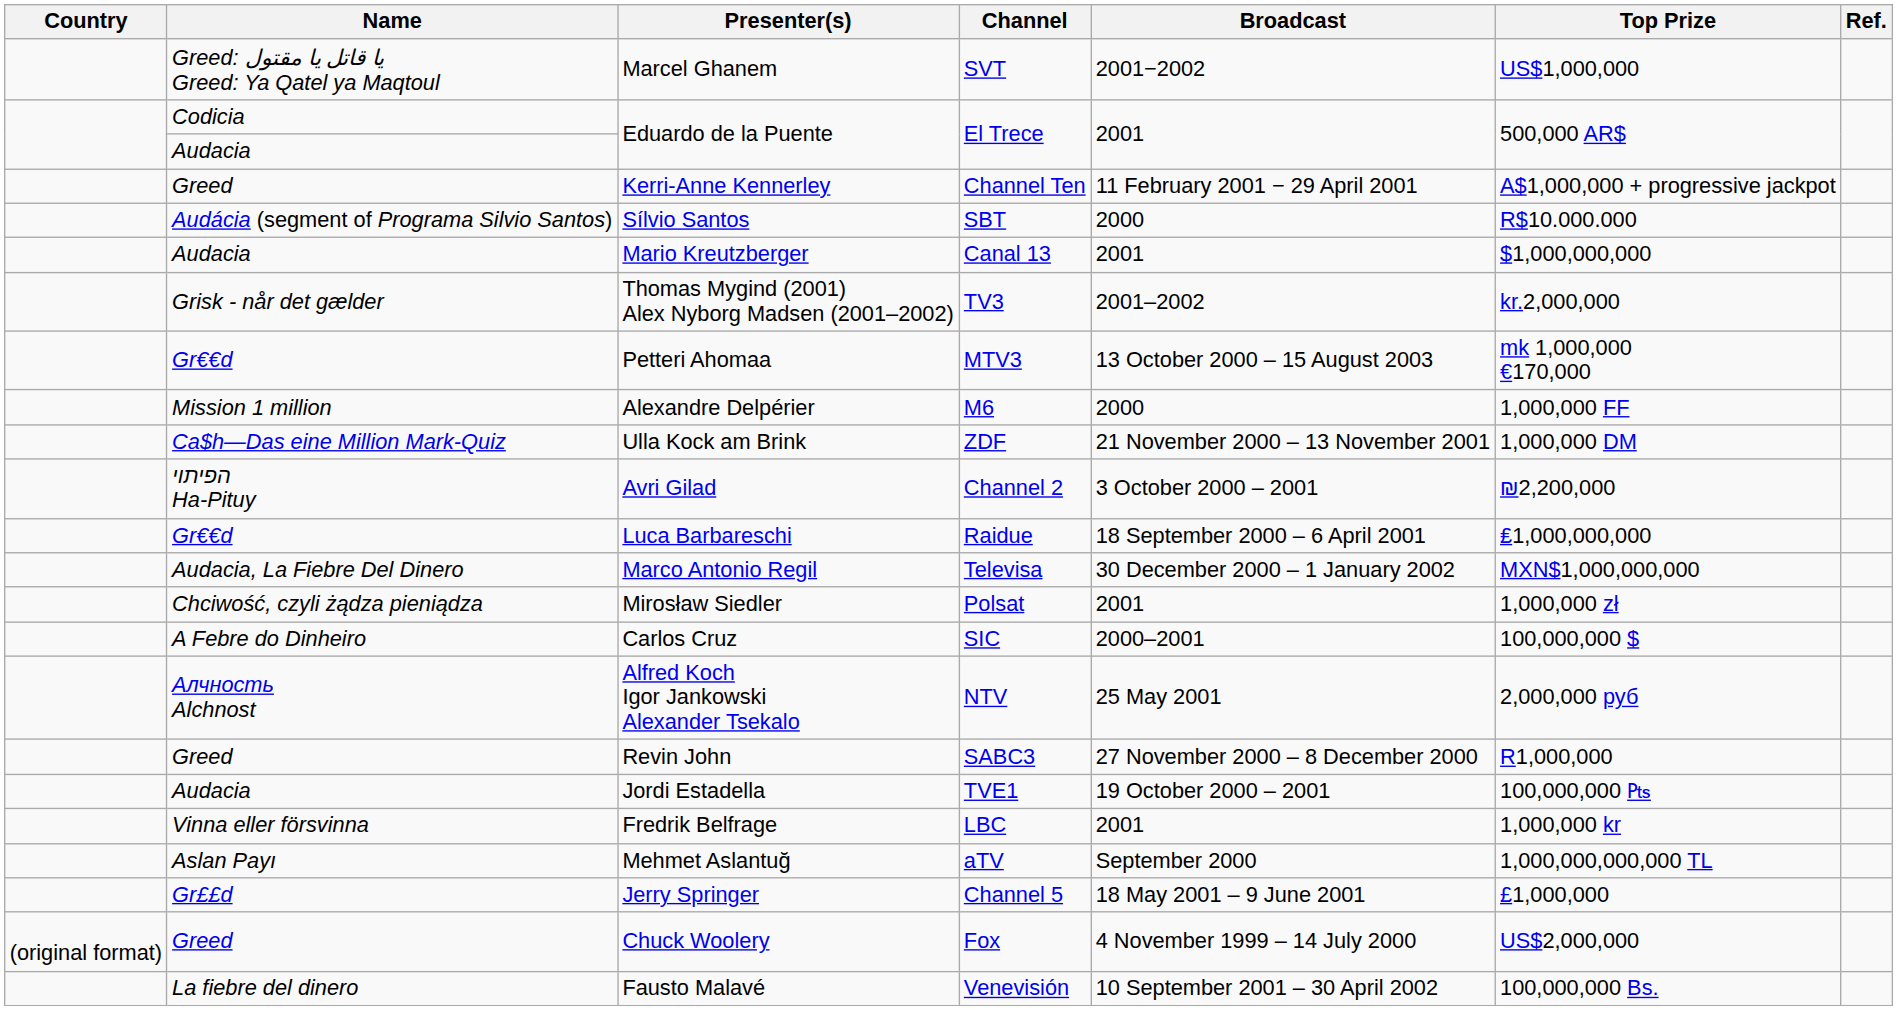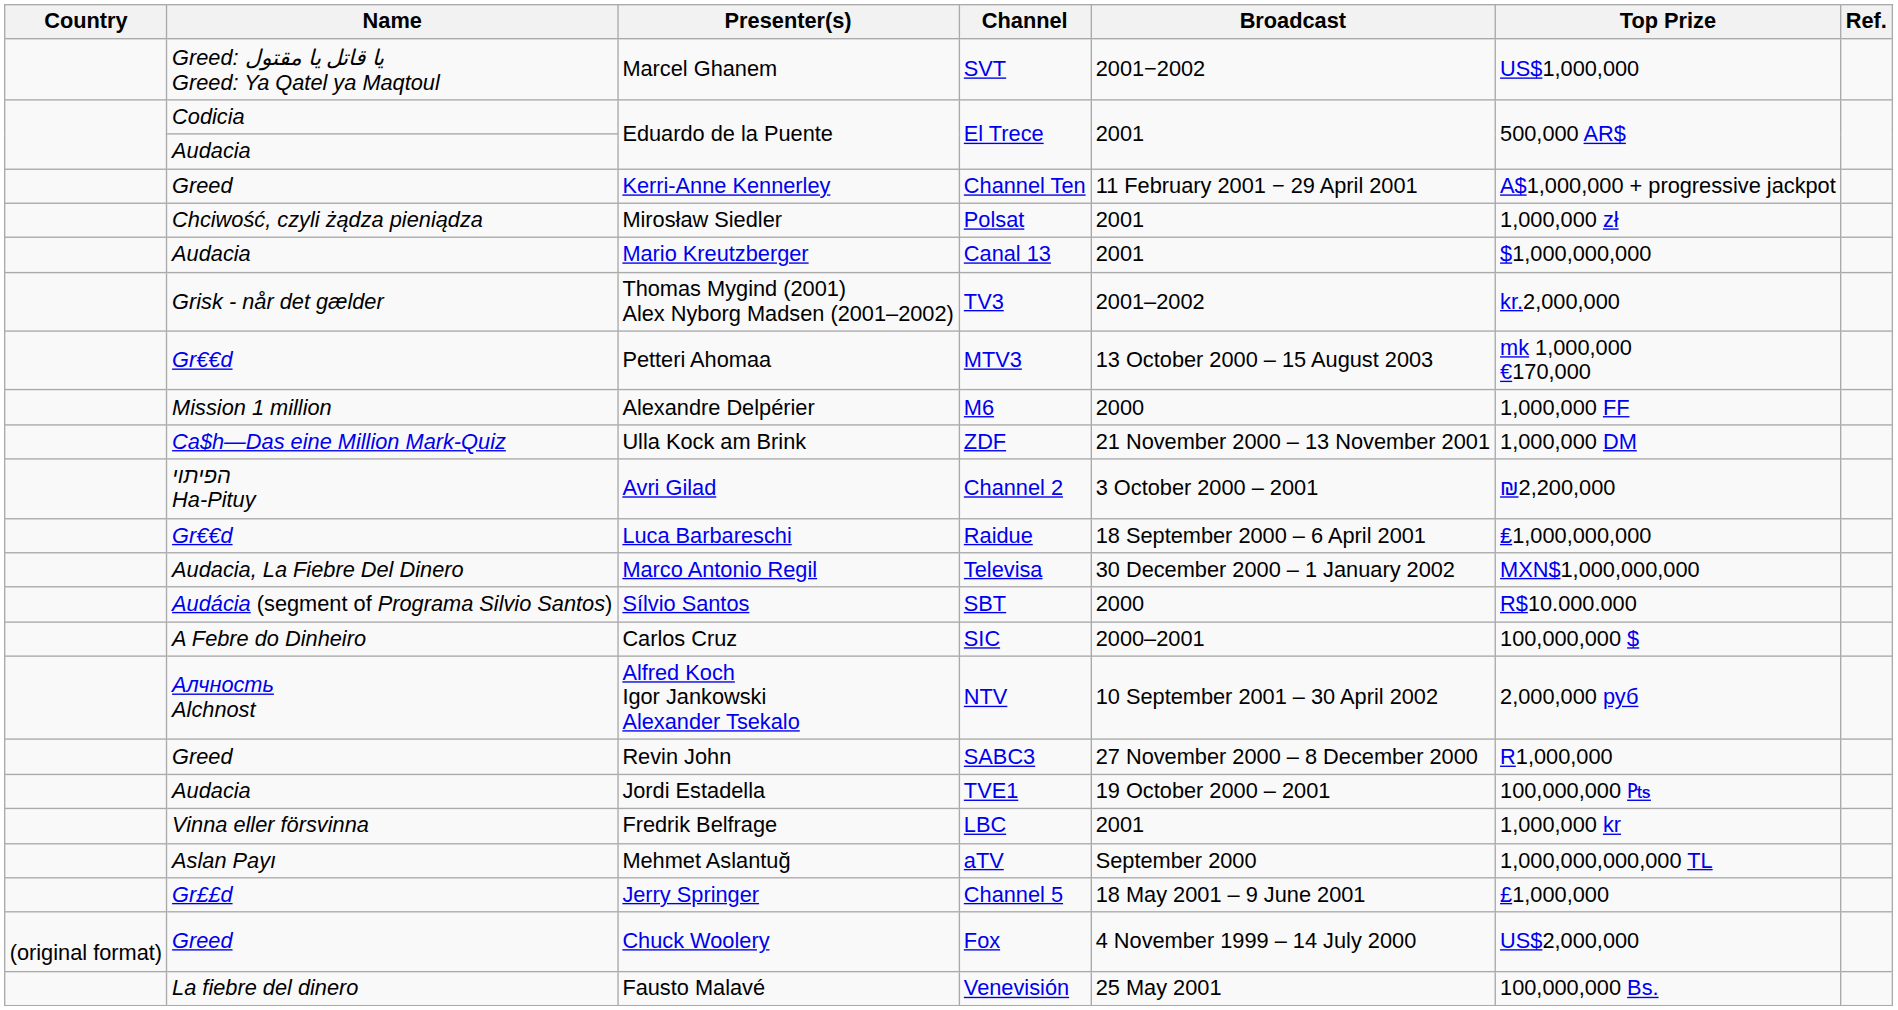rows swapped: (392, 220) <-> (327, 604)
(1159, 697) 25 May 2001 -> (1267, 697) 10 September 2001 – 30 April 2002
(1267, 988) 10 September 2001 – 30 April 2002 -> (1159, 988) 25 May 2001
